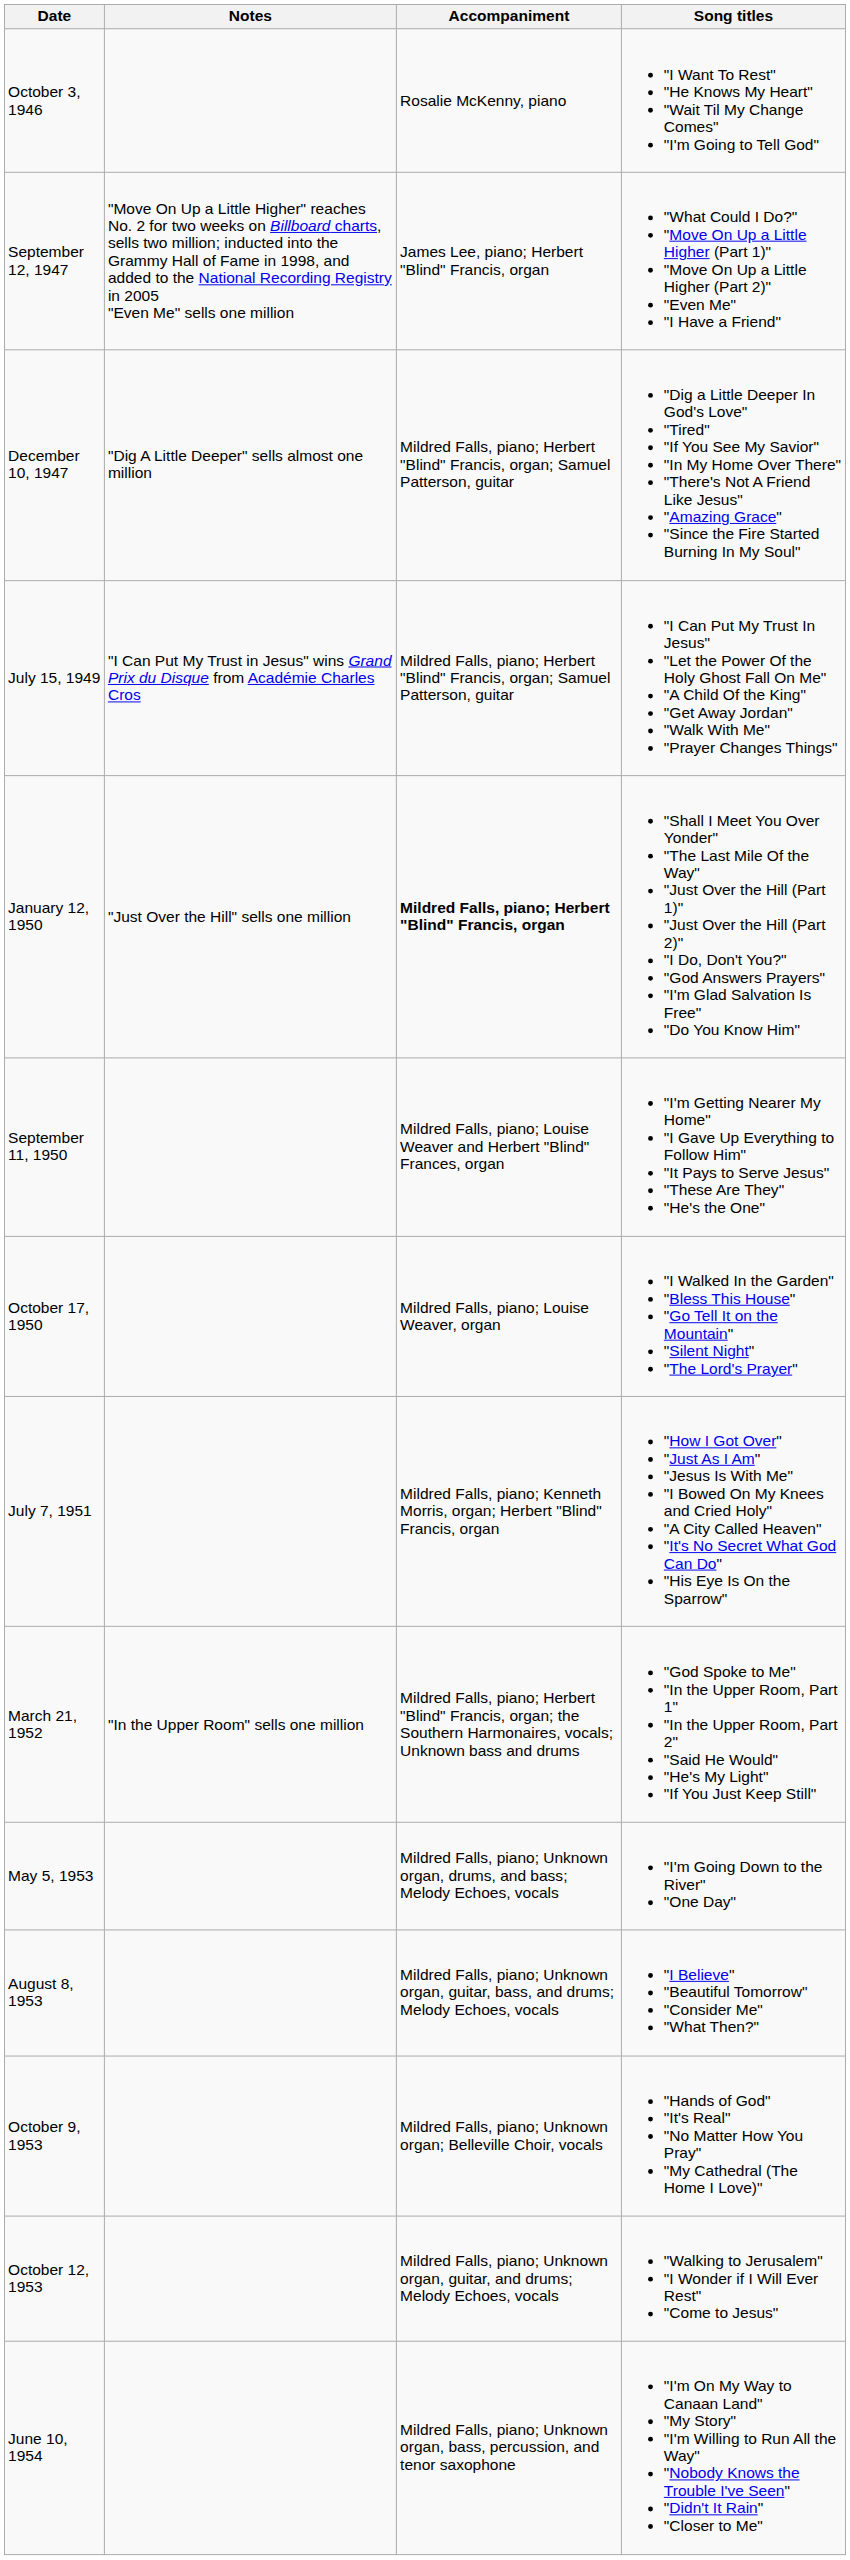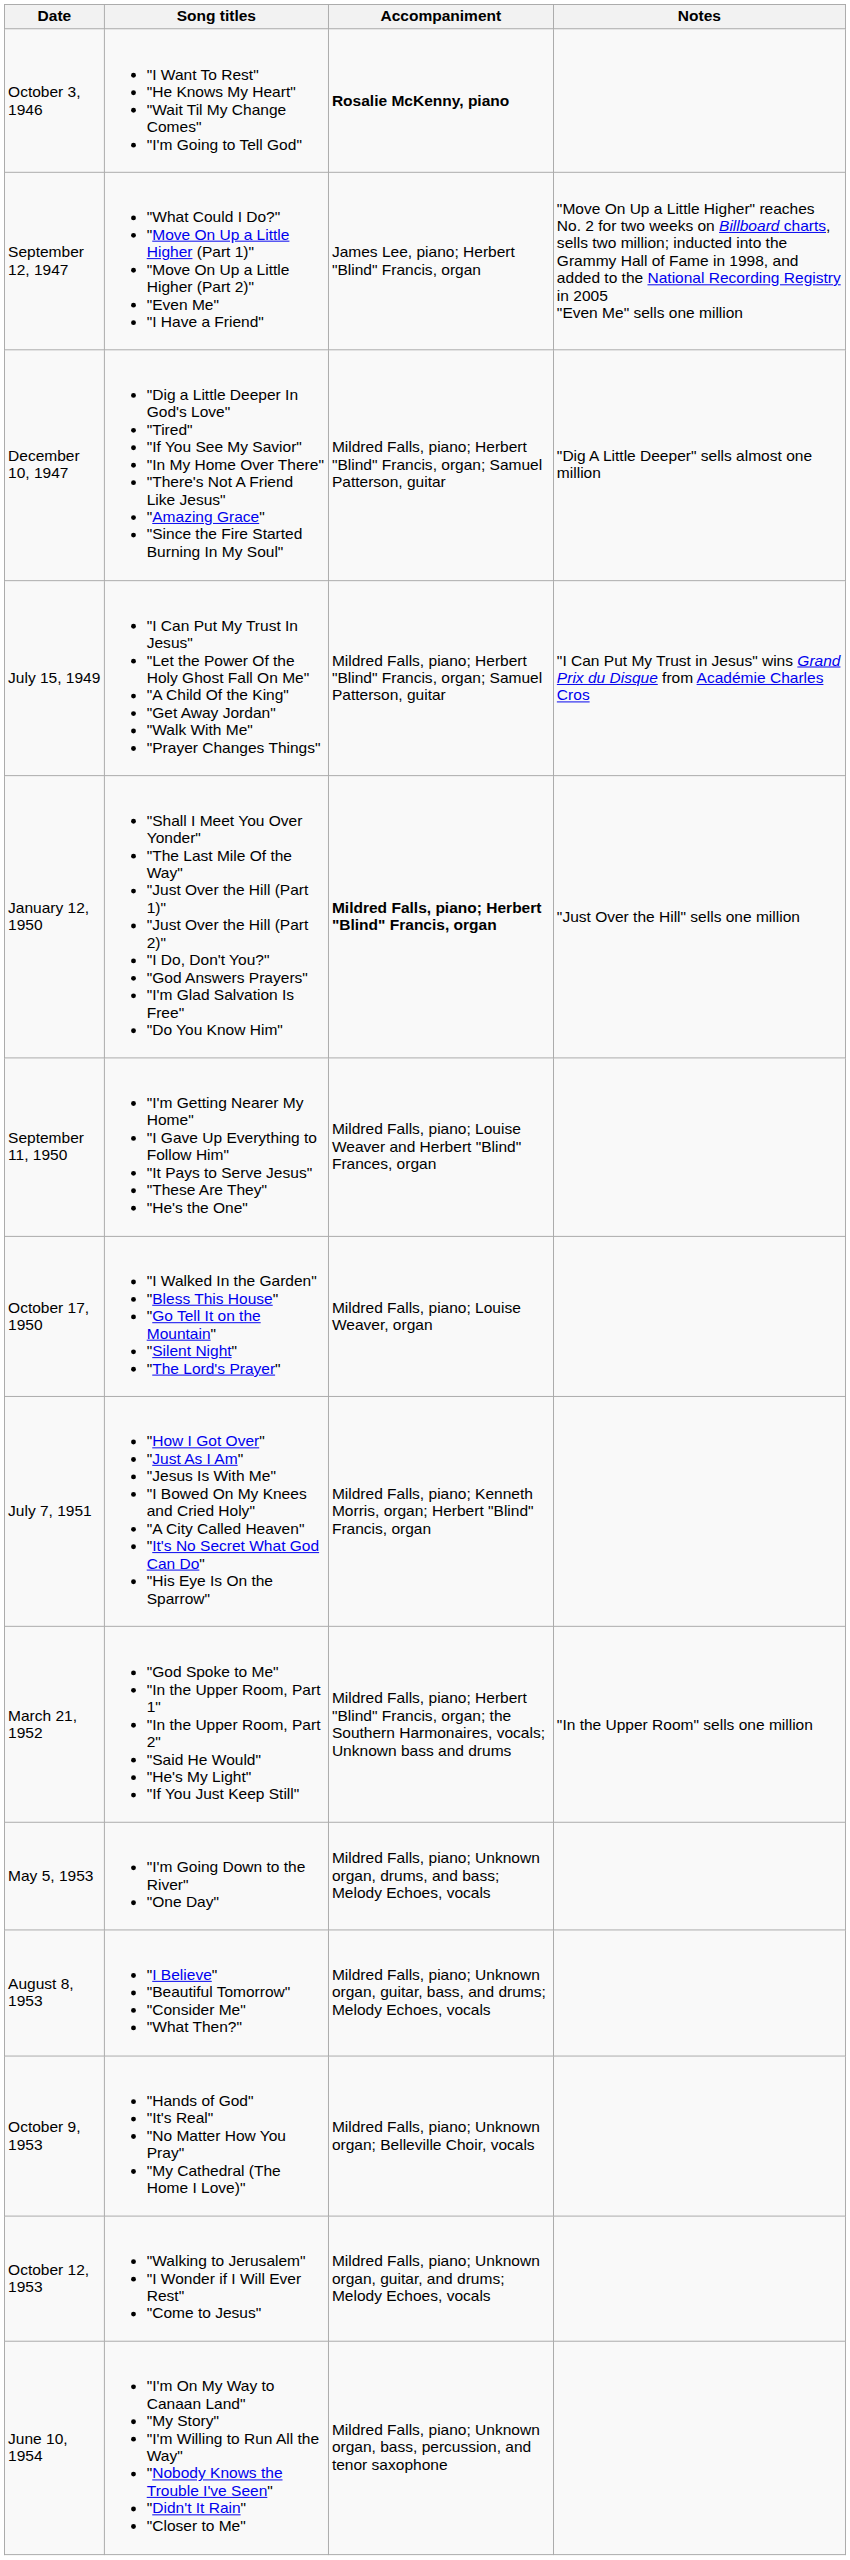columns swapped: (733, 16) <-> (250, 16)
(483, 100) normal -> (421, 100) bold
